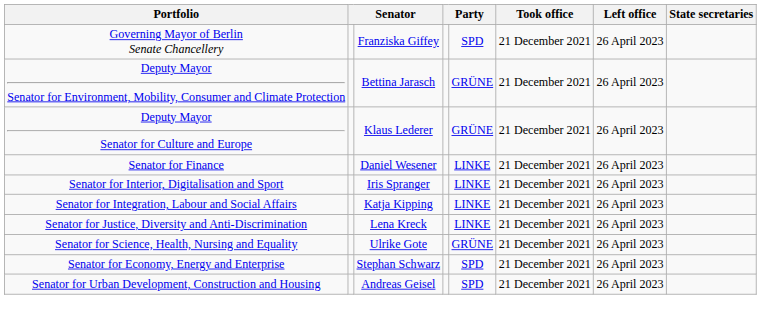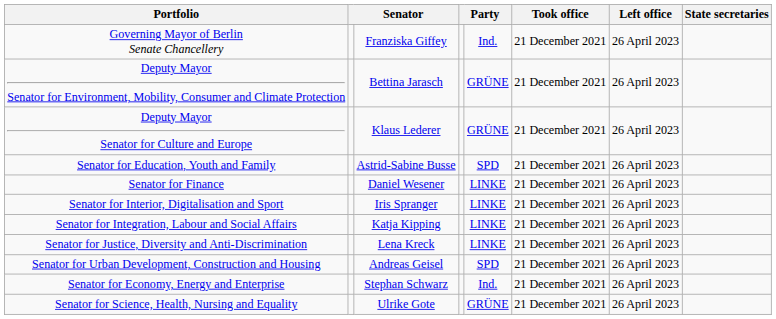(472, 41) SPD -> (488, 41) Ind.
+ row: (176, 165)
rows swapped: (176, 284) <-> (176, 244)
(472, 264) SPD -> (488, 284) Ind.
